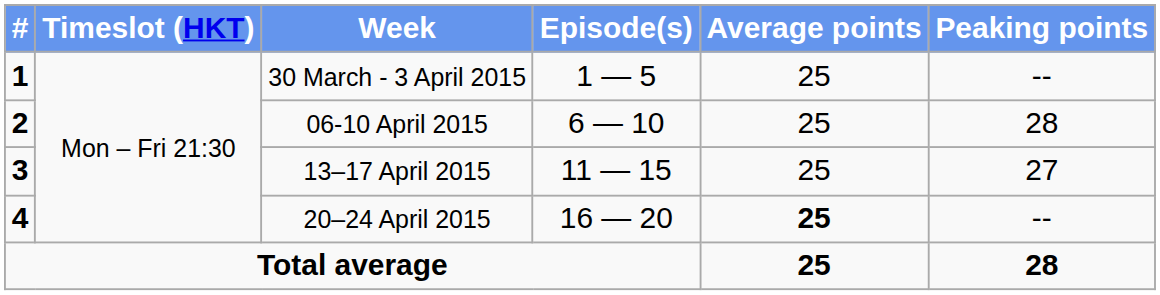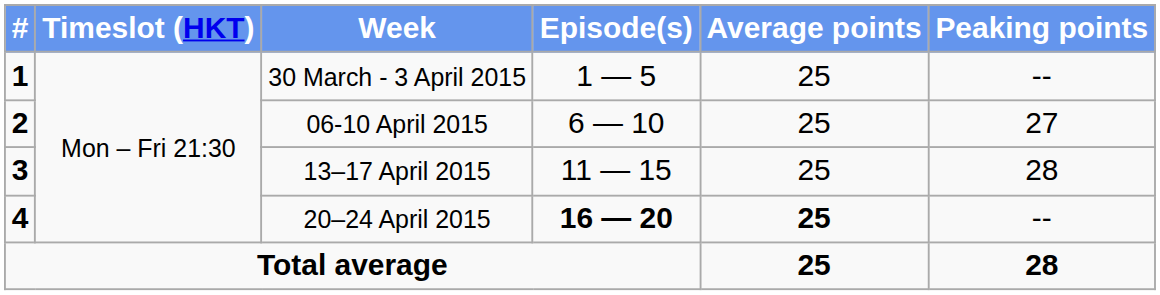(1042, 123) 28 -> (1042, 123) 27
(1042, 170) 27 -> (1042, 170) 28
(616, 218) normal -> (616, 218) bold
